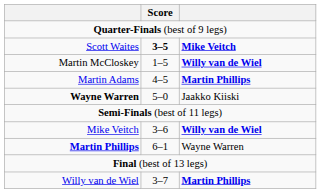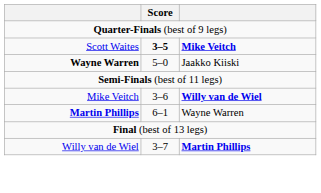- row: (99, 63)
- row: (108, 79)
